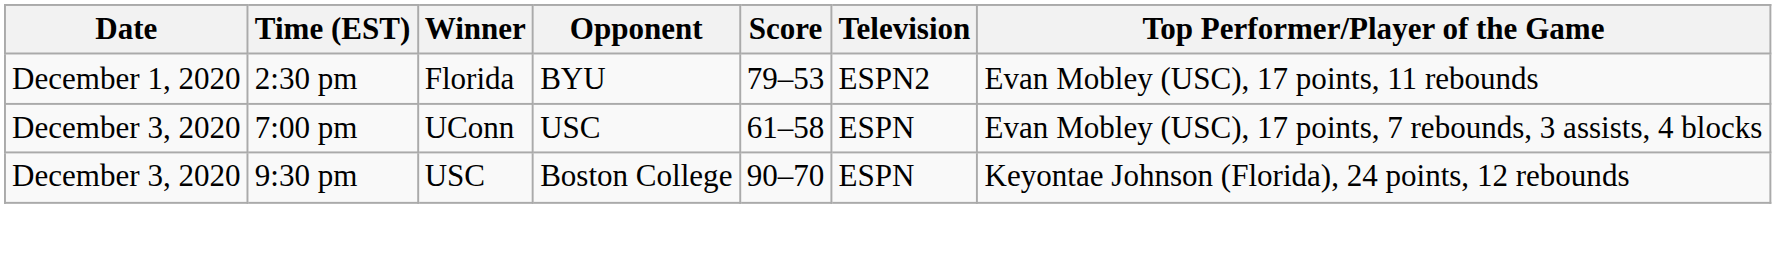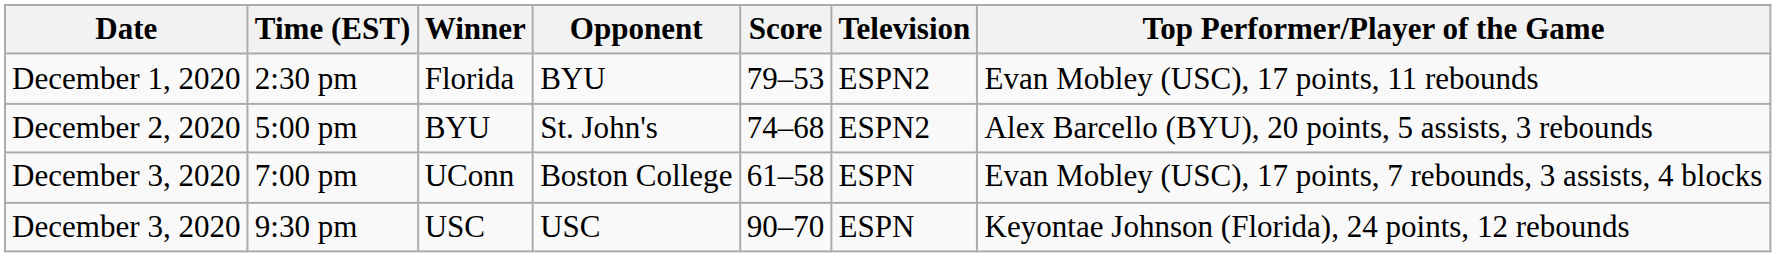+ row: (306, 127)
(570, 127) USC -> (636, 176) Boston College
(636, 176) Boston College -> (570, 226) USC
